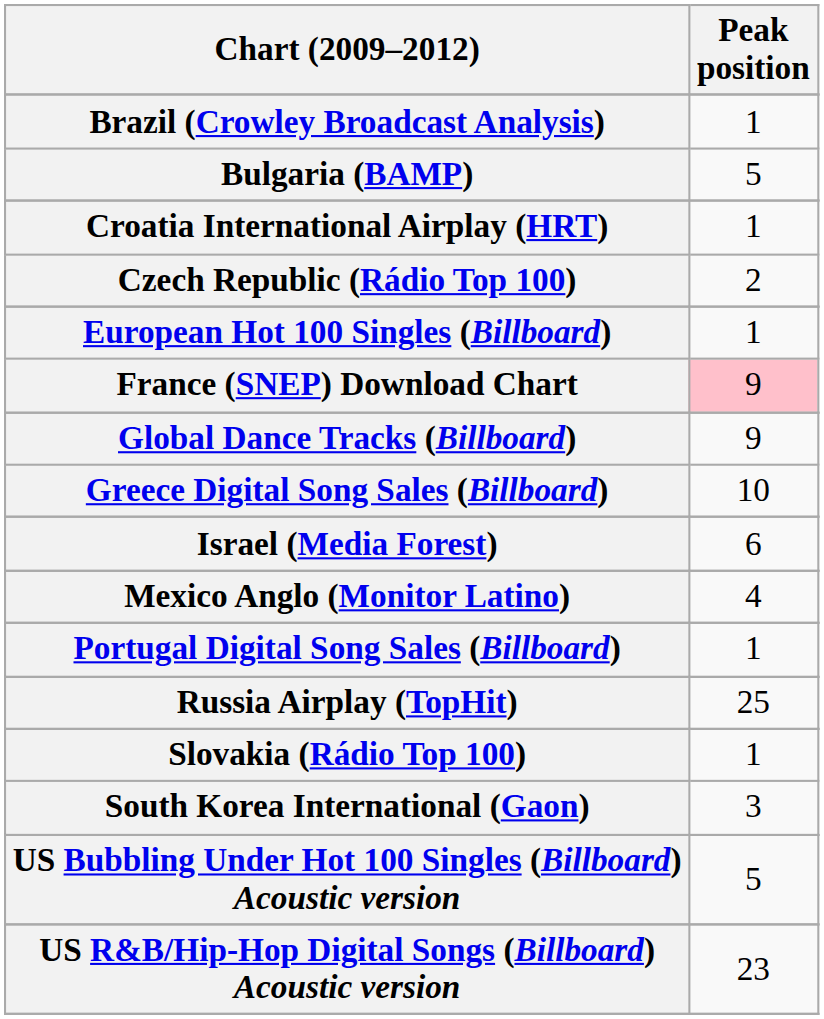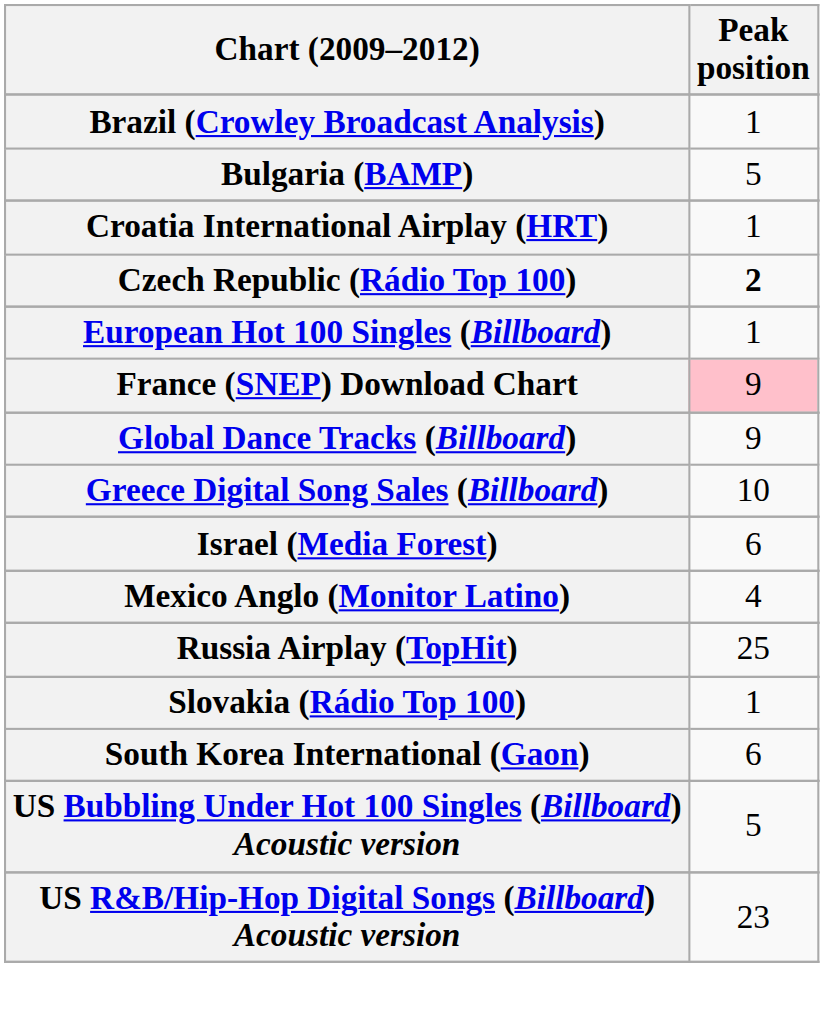(753, 279) normal -> (753, 279) bold
- row: (347, 648)
(753, 807) 3 -> (753, 754) 6
